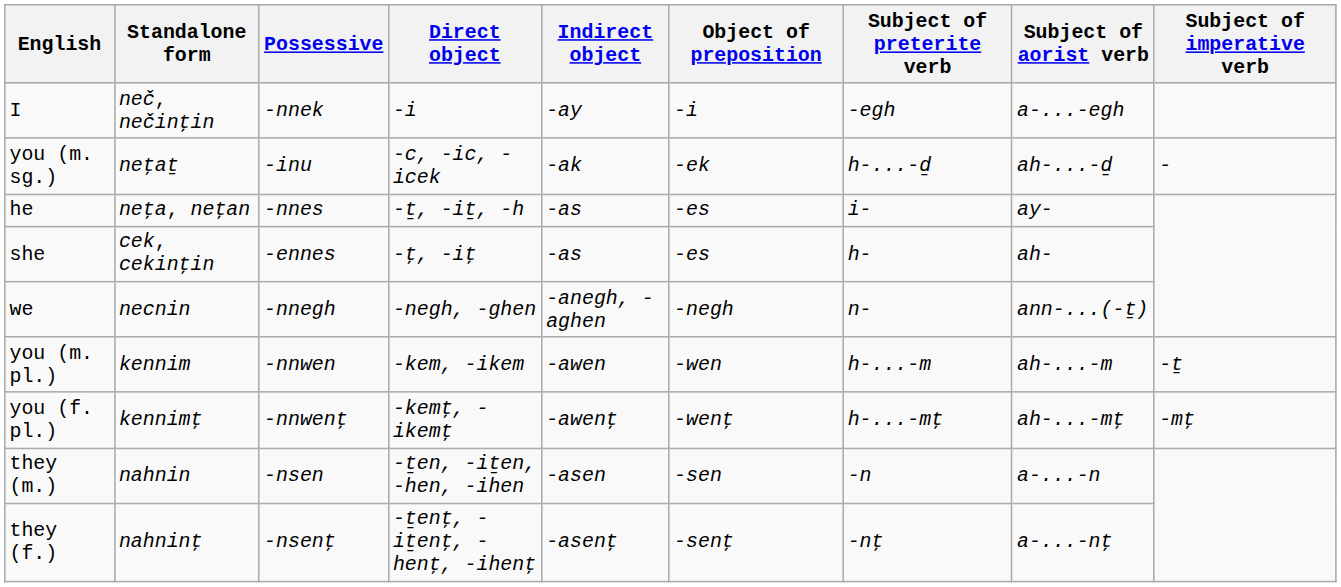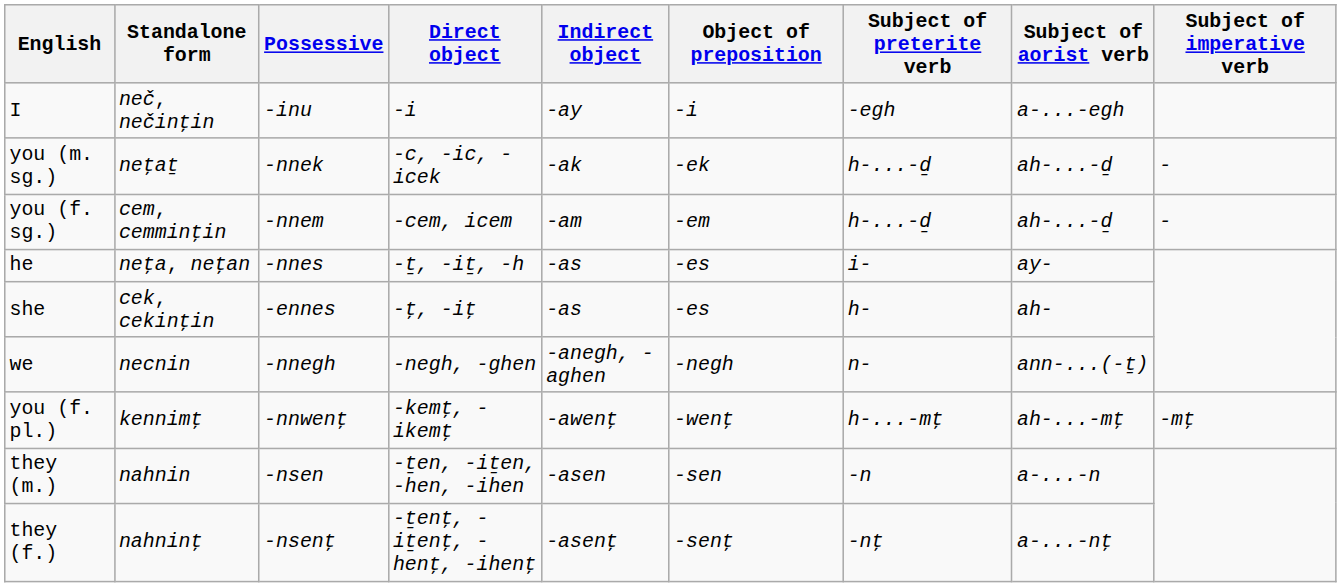(294, 111) -nnek -> (288, 111) -inu
(288, 166) -inu -> (294, 166) -nnek
+ row: (51, 221)
- row: (51, 365)
